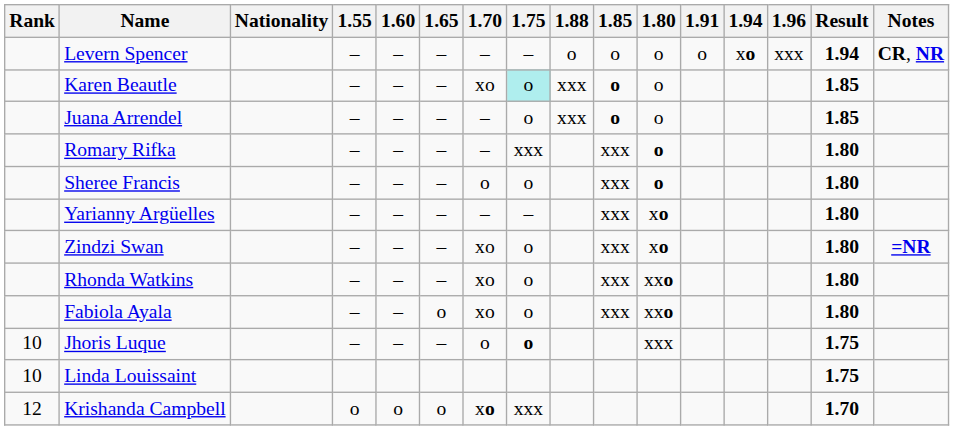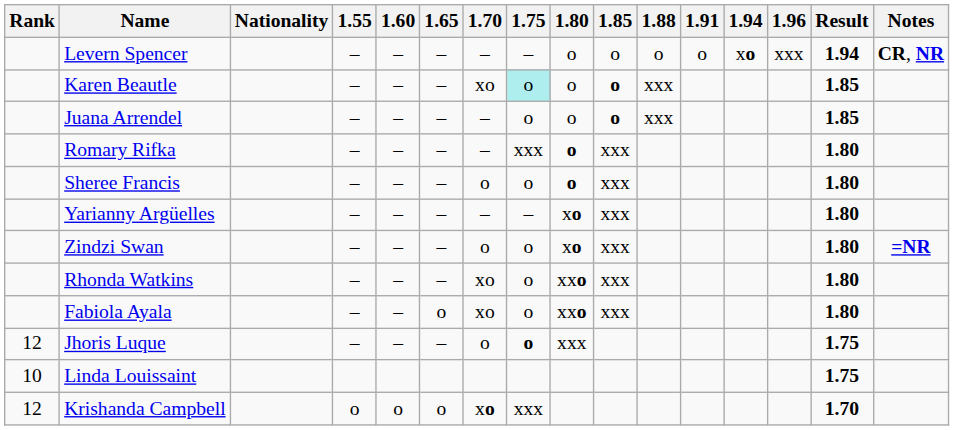columns swapped: (659, 21) <-> (572, 21)
(485, 247) xo -> (485, 247) o
(32, 344) 10 -> (32, 344) 12
